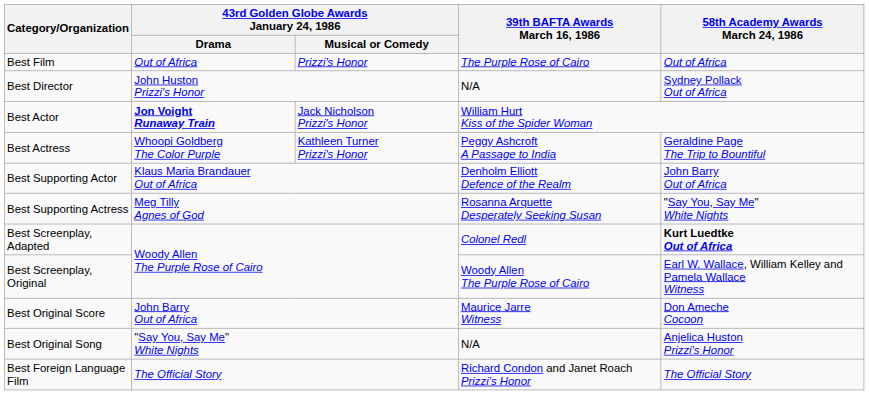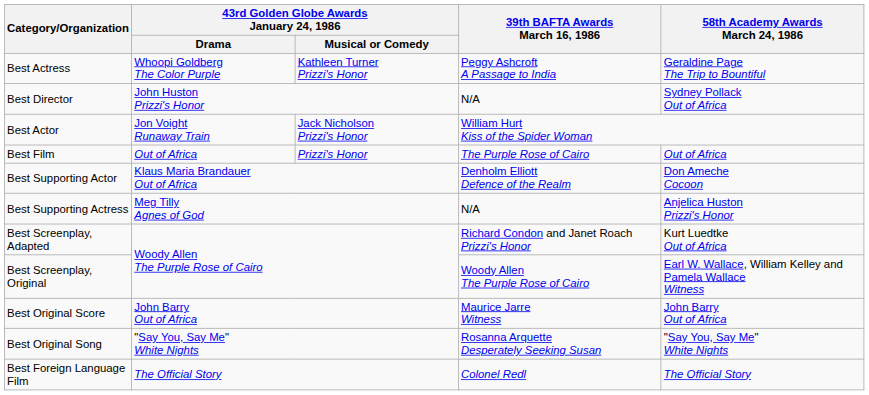rows swapped: (31, 62) <-> (39, 148)
(175, 117) bold -> (172, 130) normal
(695, 178) John Barry Out of Africa -> (696, 178) Don Ameche Cocoon
(531, 209) Rosanna Arquette Desperately Seeking Susan -> (470, 209) N/A
(711, 209) "Say You, Say Me" White Nights -> (703, 209) Anjelica Huston Prizzi's Honor
(494, 240) Colonel Redl -> (547, 240) Richard Condon and Janet Roach Prizzi's Honor
(699, 240) bold -> (696, 240) normal
(696, 314) Don Ameche Cocoon -> (695, 314) John Barry Out of Africa
(470, 344) N/A -> (531, 344) Rosanna Arquette Desperately Seeking Susan
(703, 344) Anjelica Huston Prizzi's Honor -> (711, 344) "Say You, Say Me" White Nights
(547, 375) Richard Condon and Janet Roach Prizzi's Honor -> (494, 375) Colonel Redl
